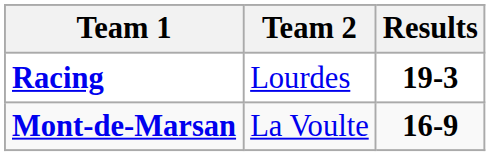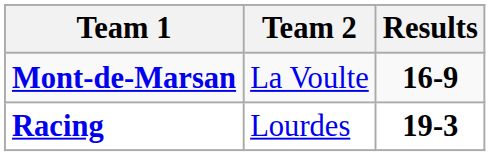rows swapped: (124, 125) <-> (58, 77)
